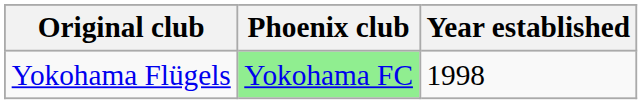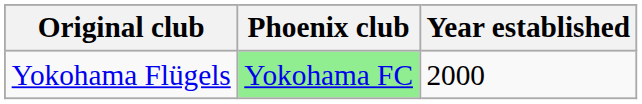(456, 74) 1998 -> (456, 74) 2000
